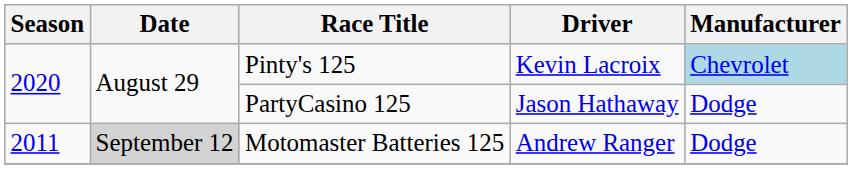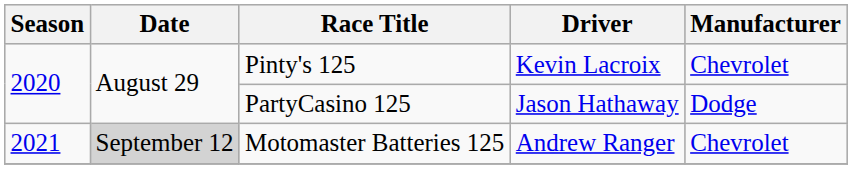(739, 63) lightblue background -> (739, 63) no background
(35, 143) 2011 -> (35, 143) 2021
(723, 143) Dodge -> (739, 143) Chevrolet
